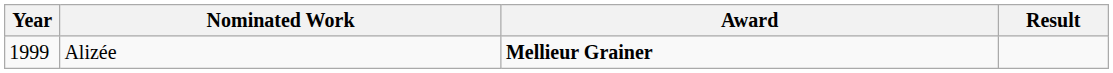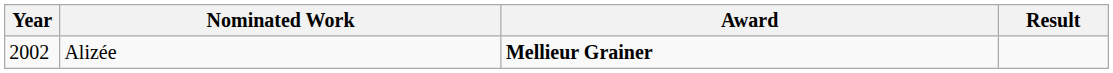(29, 52) 1999 -> (29, 52) 2002
